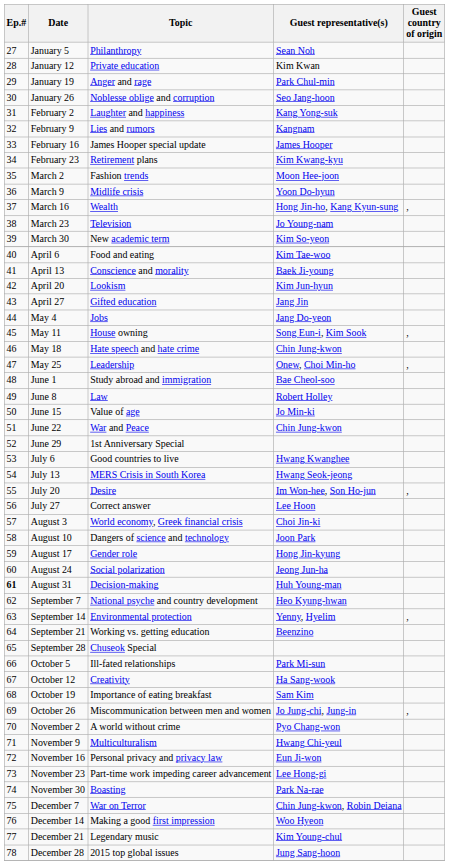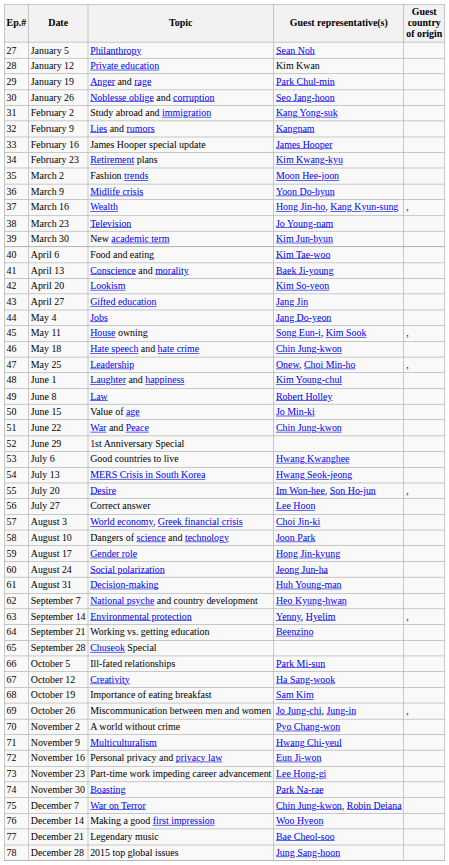(137, 113) Laughter and happiness -> (151, 113) Study abroad and immigration
(303, 239) Kim So-yeon -> (304, 239) Kim Jun-hyun
(304, 286) Kim Jun-hyun -> (303, 286) Kim So-yeon
(151, 380) Study abroad and immigration -> (137, 380) Laughter and happiness
(305, 380) Bae Cheol-soo -> (309, 380) Kim Young-chul
(12, 585) bold -> (12, 585) normal
(309, 837) Kim Young-chul -> (305, 837) Bae Cheol-soo
